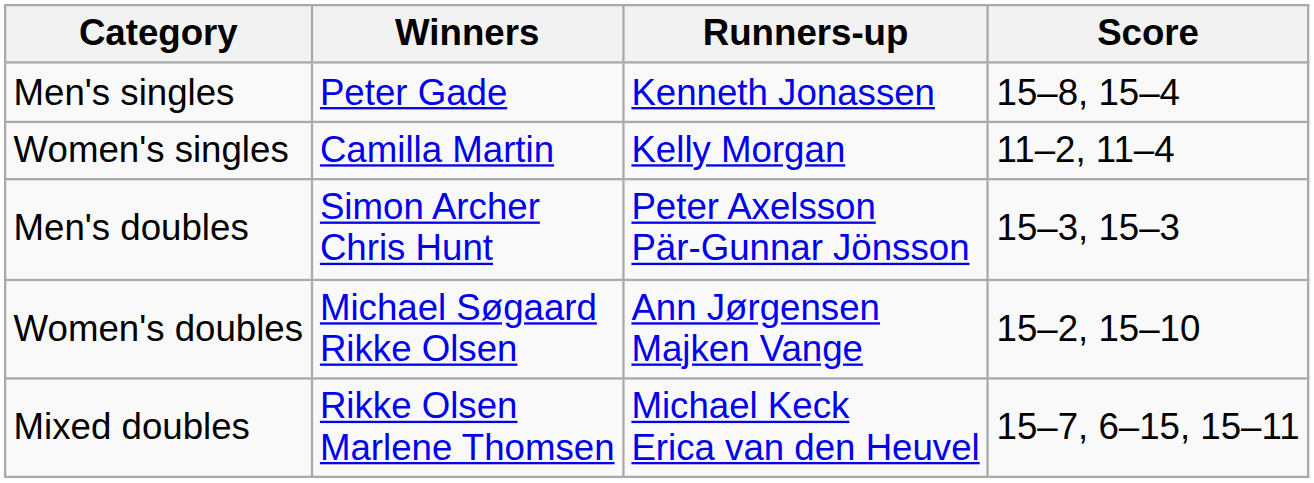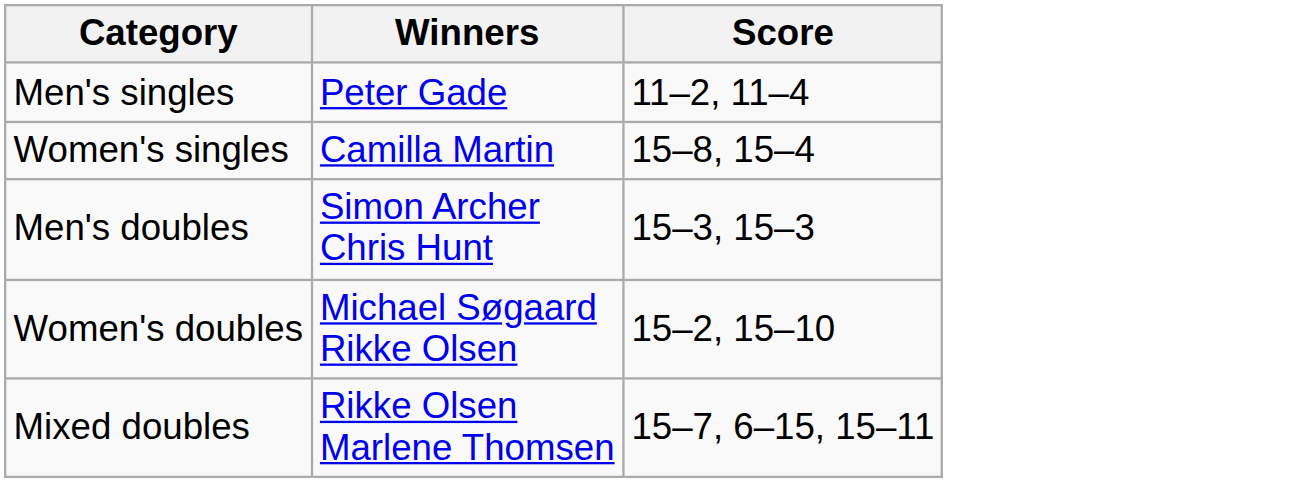- column: (806, 33)
(1088, 91) 15–8, 15–4 -> (720, 91) 11–2, 11–4
(1086, 149) 11–2, 11–4 -> (723, 149) 15–8, 15–4
